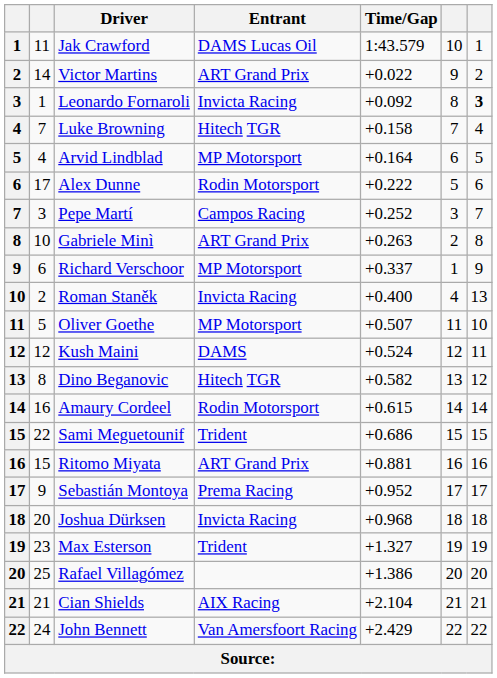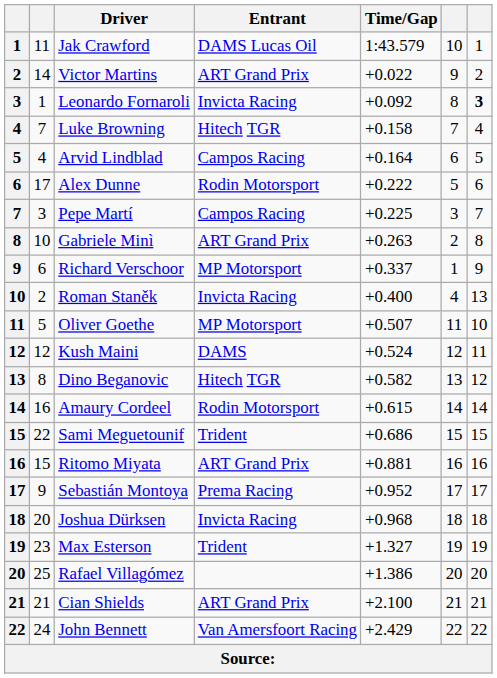(250, 157) MP Motorsport -> (251, 157) Campos Racing
(389, 212) +0.252 -> (389, 212) +0.225
(239, 602) AIX Racing -> (253, 602) ART Grand Prix
(389, 602) +2.104 -> (389, 602) +2.100
